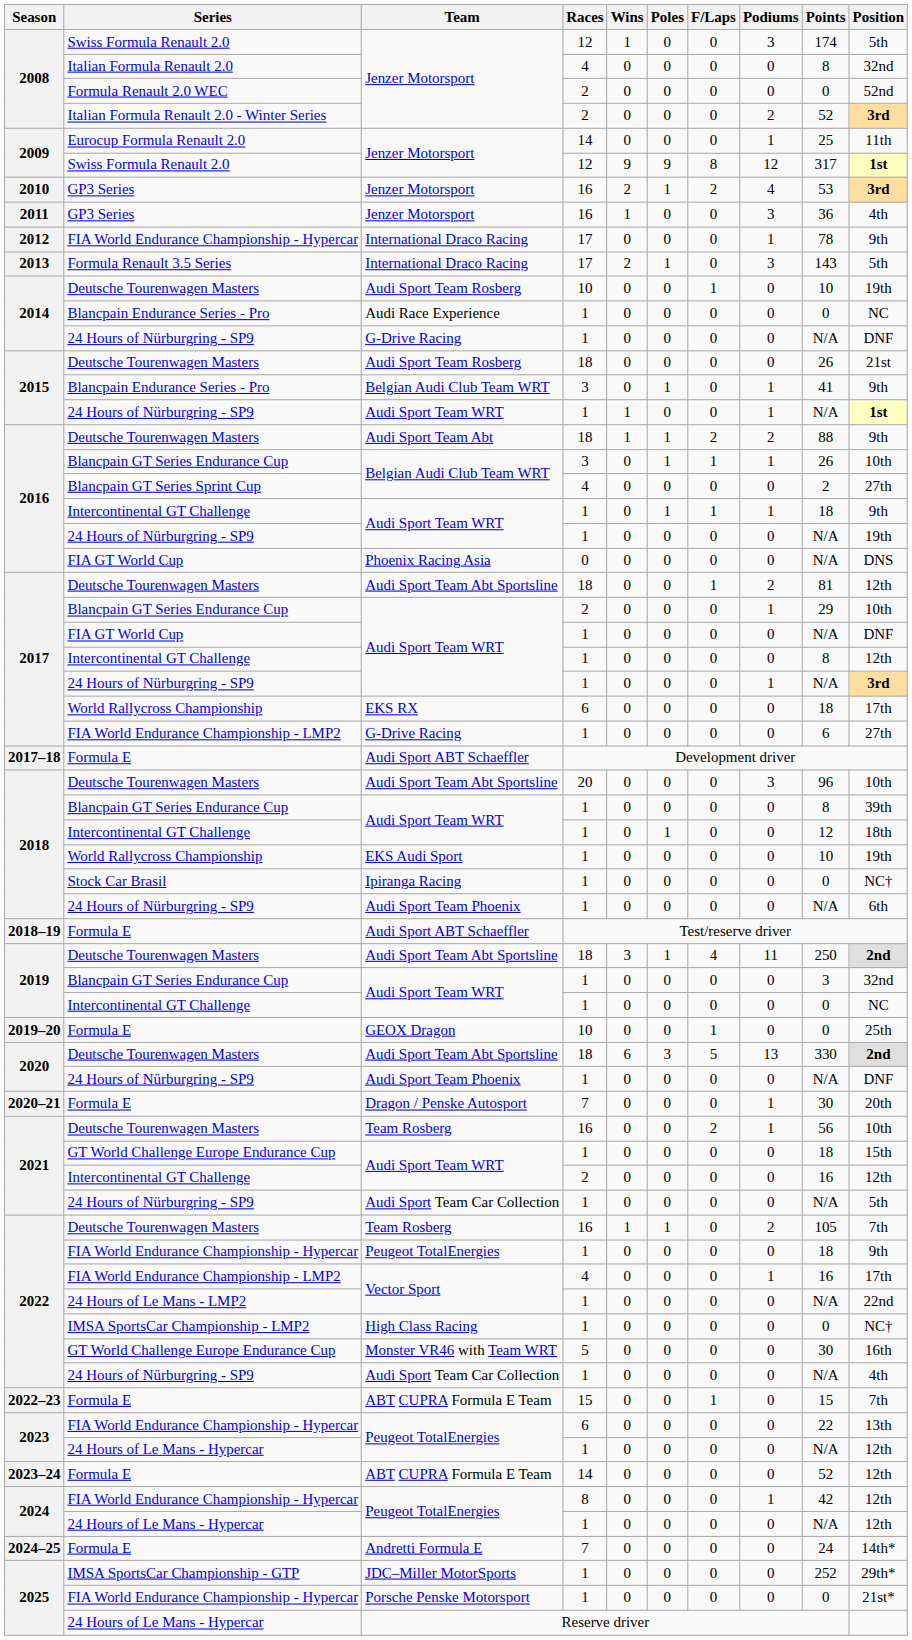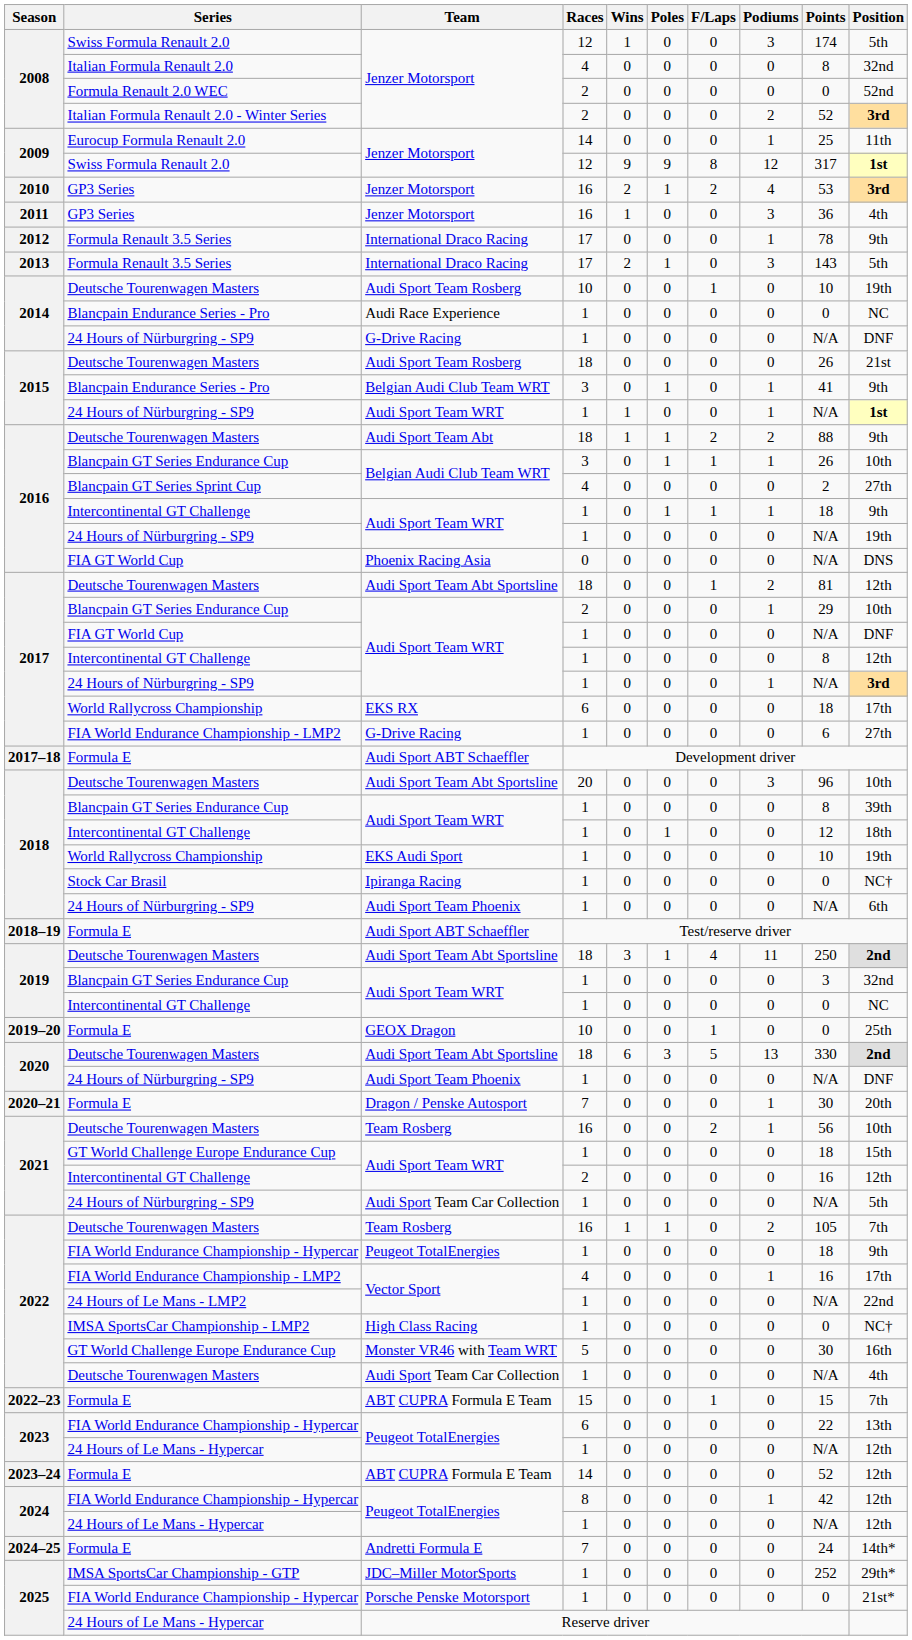(213, 239) FIA World Endurance Championship - Hypercar -> (149, 239) Formula Renault 3.5 Series
(161, 1375) 24 Hours of Nürburgring - SP9 -> (163, 1375) Deutsche Tourenwagen Masters
